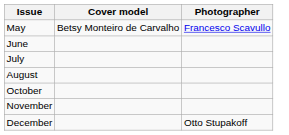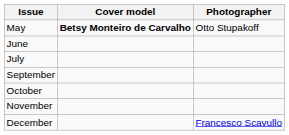(118, 28) normal -> (125, 28) bold
(227, 28) Francesco Scavullo -> (227, 28) Otto Stupakoff
- row: (22, 75)
+ row: (31, 75)
(216, 122) Otto Stupakoff -> (239, 122) Francesco Scavullo
